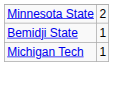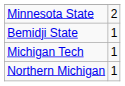+ row: (56, 71)
